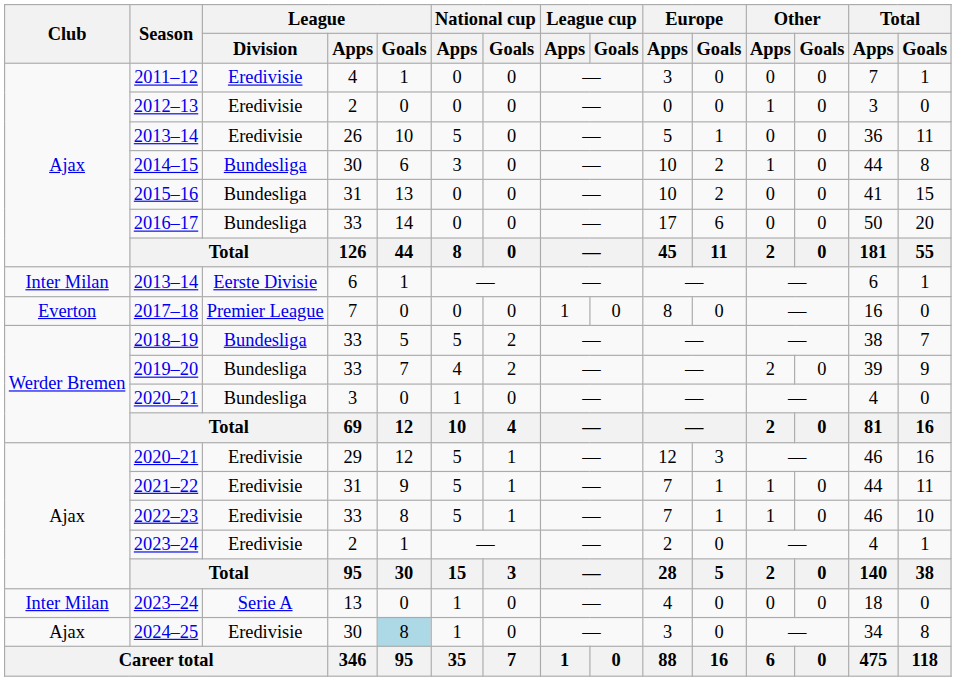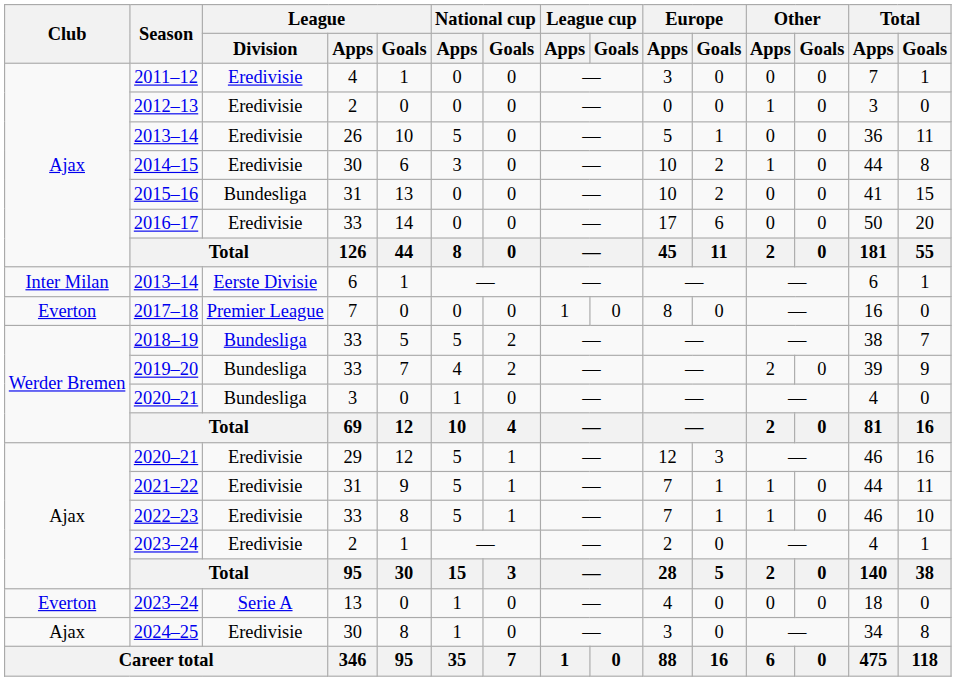(265, 164) Bundesliga -> (265, 164) Eredivisie
(265, 223) Bundesliga -> (265, 223) Eredivisie
(67, 602) Inter Milan -> (67, 602) Everton
(404, 631) lightblue background -> (404, 631) no background
